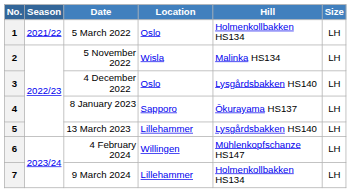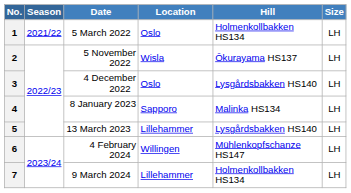(248, 57) Malinka HS134 -> (256, 57) Ōkurayama HS137
(256, 109) Ōkurayama HS137 -> (248, 109) Malinka HS134
